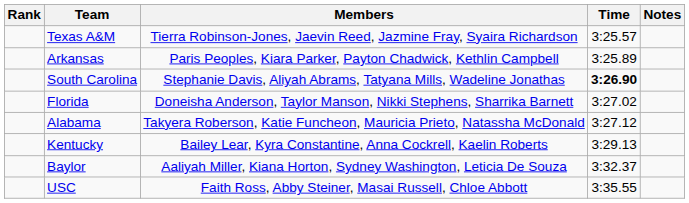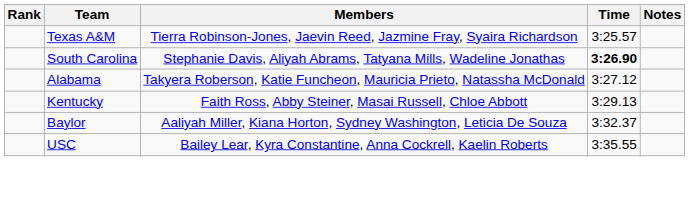- row: (75, 58)
- row: (68, 101)
(364, 144) Bailey Lear, Kyra Constantine, Anna Cockrell, Kaelin Roberts -> (364, 101) Faith Ross, Abby Steiner, Masai Russell, Chloe Abbott
(364, 187) Faith Ross, Abby Steiner, Masai Russell, Chloe Abbott -> (364, 144) Bailey Lear, Kyra Constantine, Anna Cockrell, Kaelin Roberts
